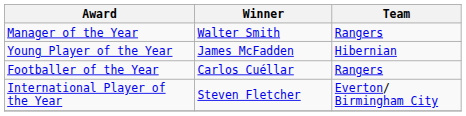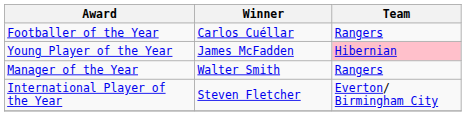rows swapped: (83, 70) <-> (73, 32)
(366, 51) no background -> (366, 51) pink background
